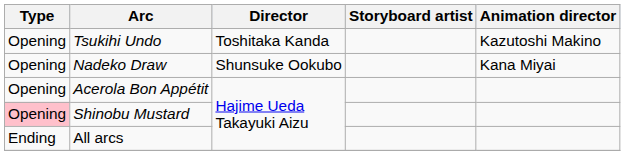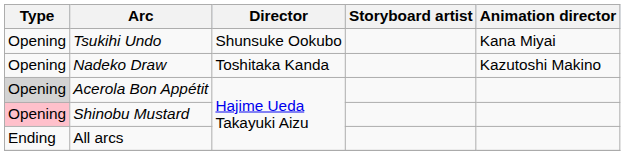(272, 41) Toshitaka Kanda -> (279, 41) Shunsuke Ookubo
(540, 41) Kazutoshi Makino -> (518, 41) Kana Miyai
(279, 65) Shunsuke Ookubo -> (272, 65) Toshitaka Kanda
(518, 65) Kana Miyai -> (540, 65) Kazutoshi Makino
(37, 89) no background -> (37, 89) lightgrey background
